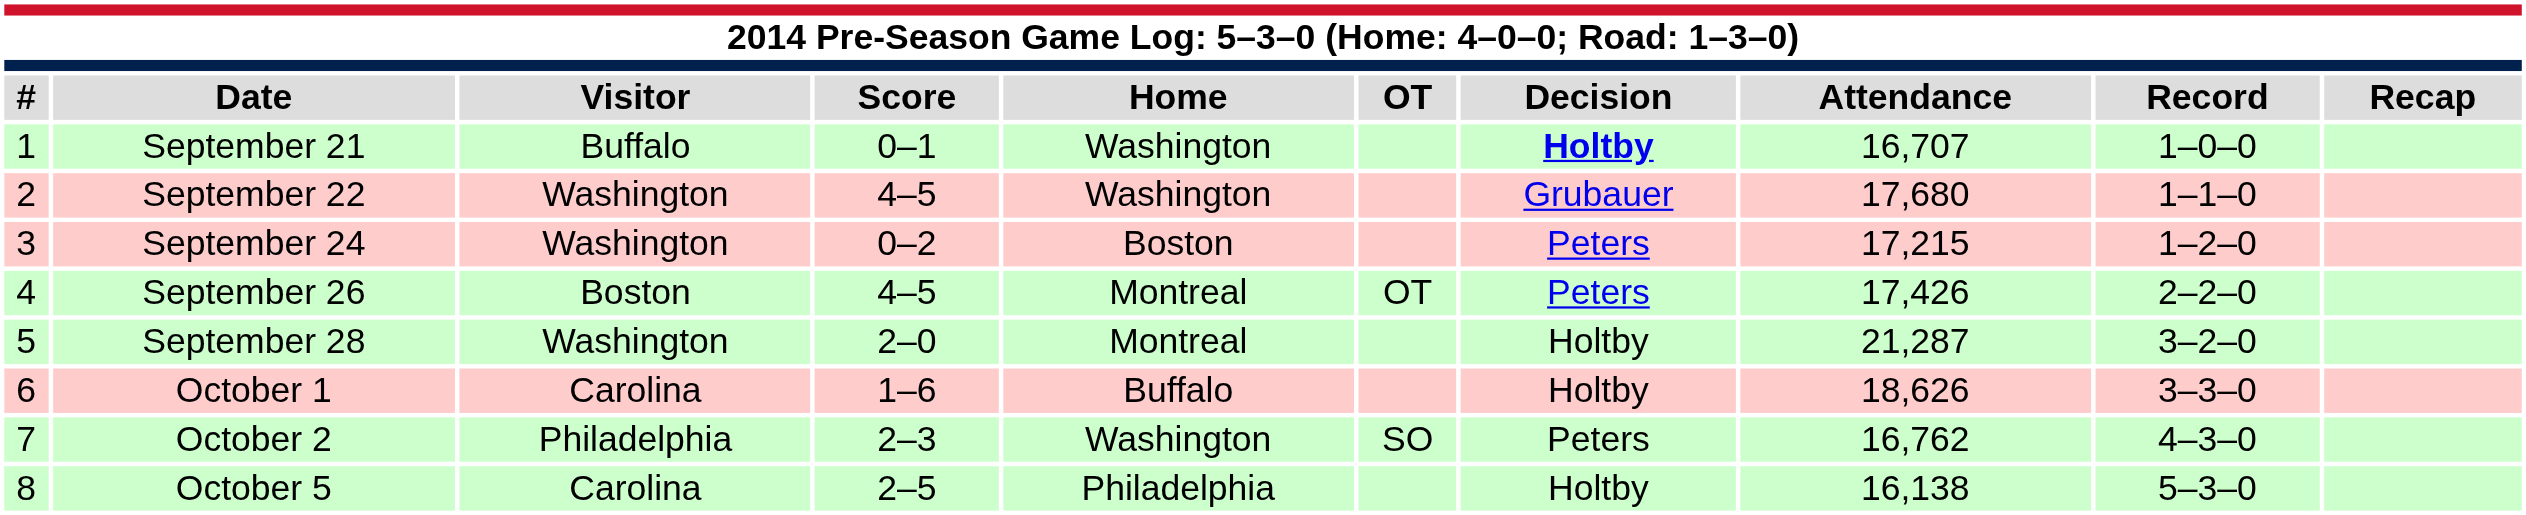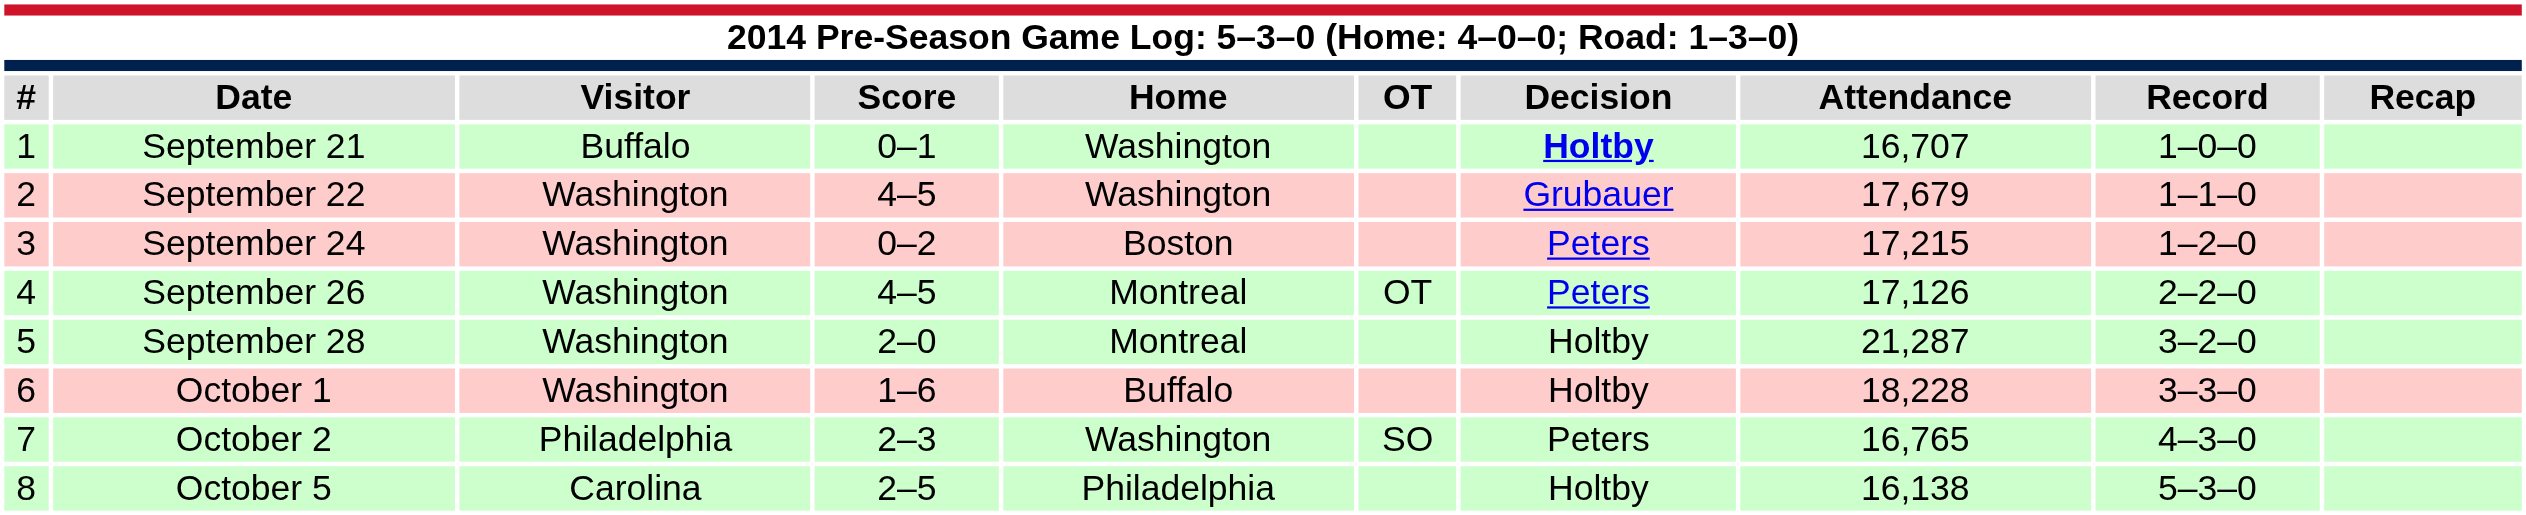(1915, 194) 17,680 -> (1915, 194) 17,679
(635, 292) Boston -> (635, 292) Washington
(1915, 292) 17,426 -> (1915, 292) 17,126
(635, 390) Carolina -> (635, 390) Washington
(1915, 390) 18,626 -> (1915, 390) 18,228
(1915, 438) 16,762 -> (1915, 438) 16,765
